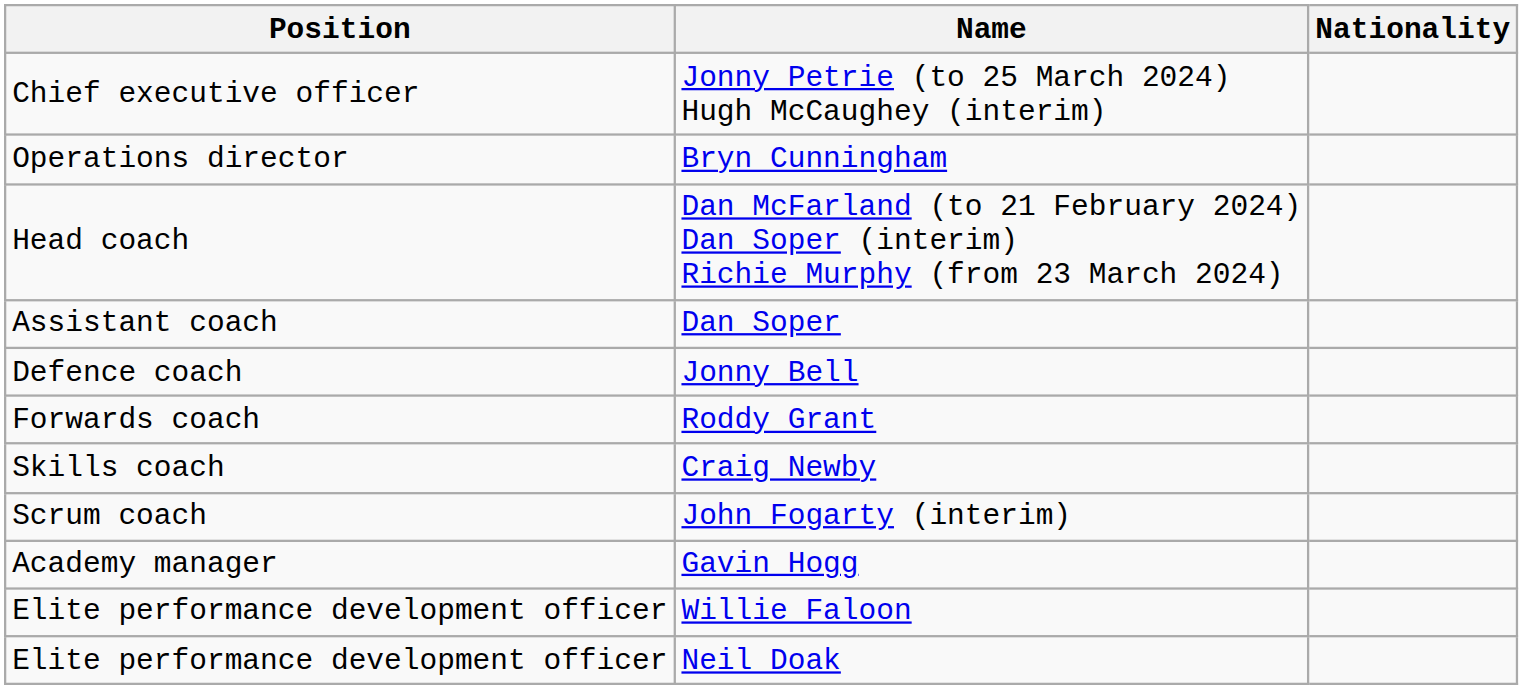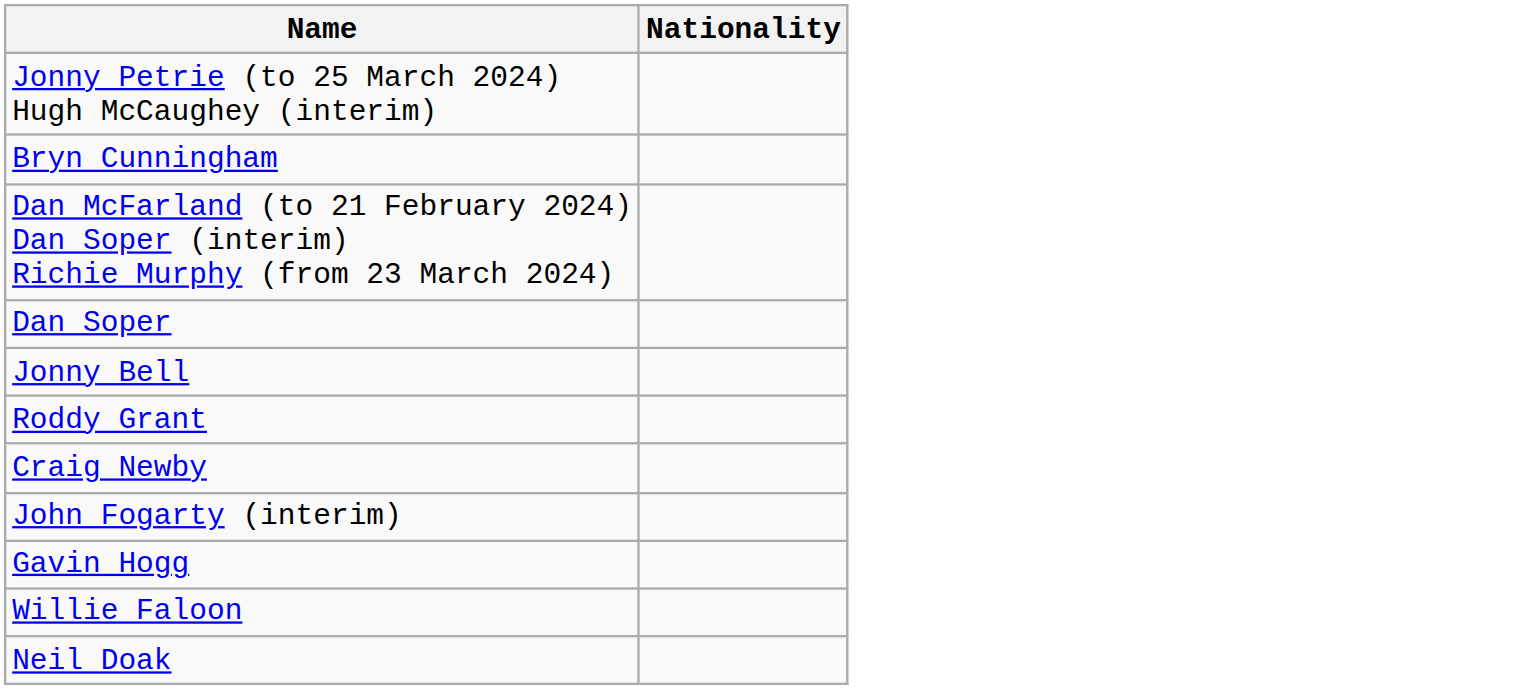- column: (340, 29)
